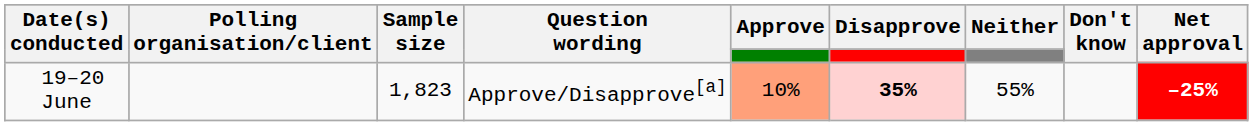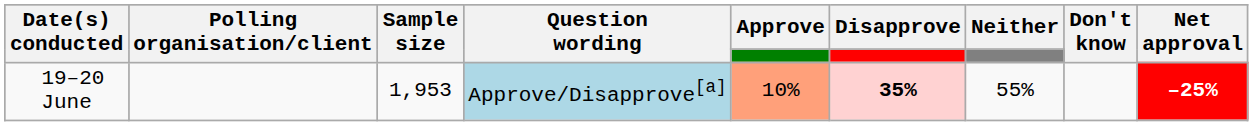(420, 92) 1,823 -> (420, 92) 1,953
(597, 93) no background -> (597, 93) lightblue background
